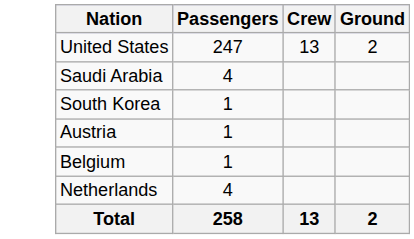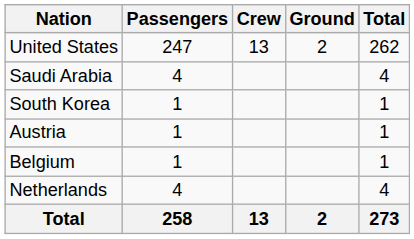+ column: (384, 19)
